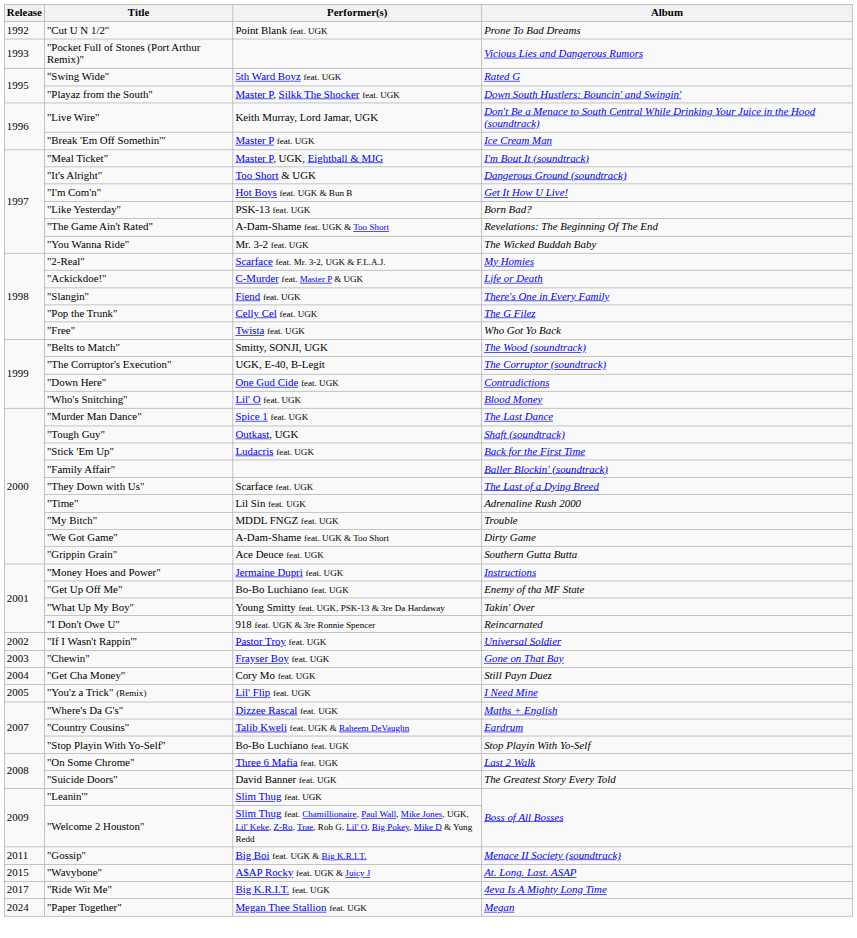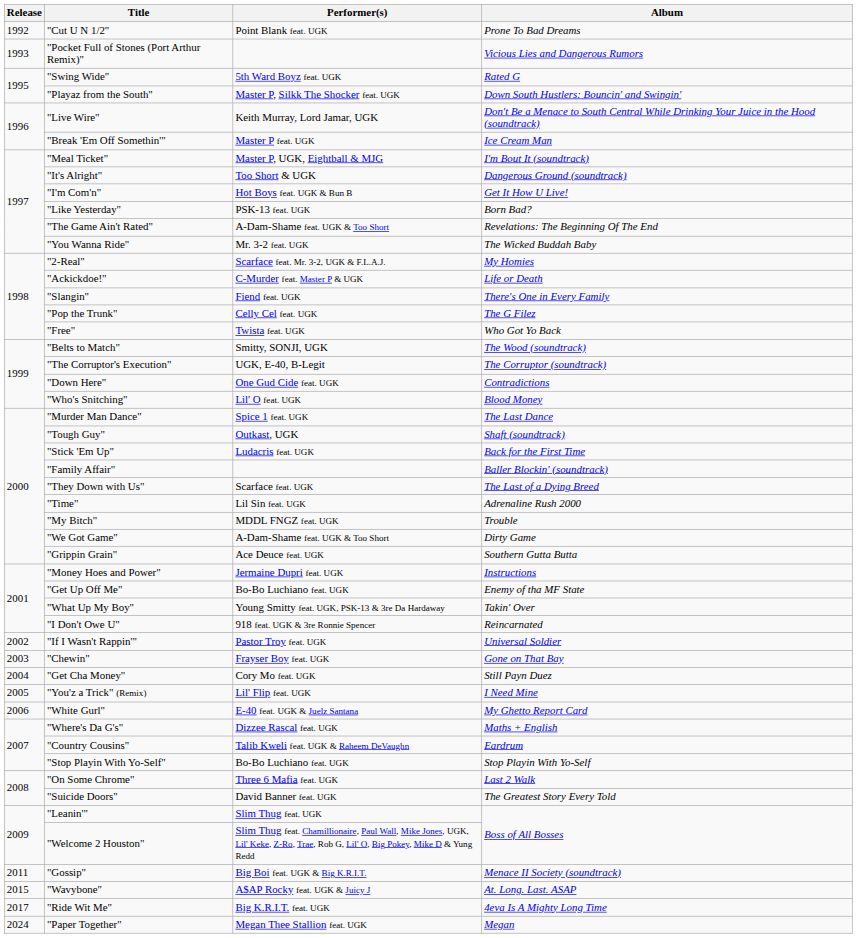+ row: (76, 710)
